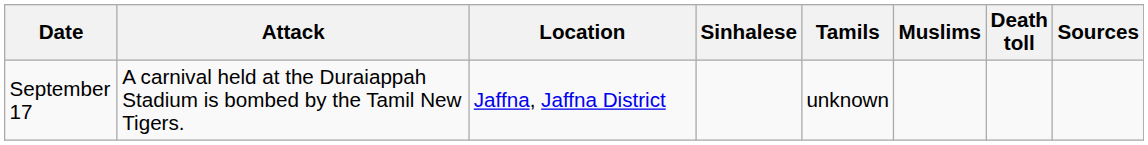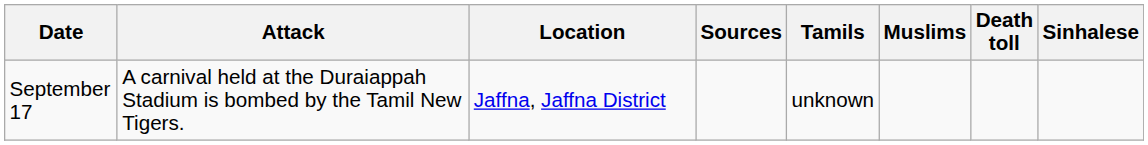columns swapped: (749, 32) <-> (1098, 32)
